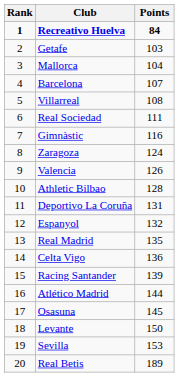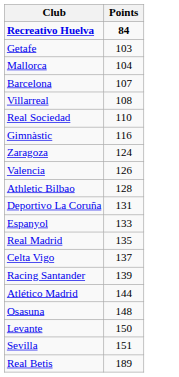- column: (20, 13)
(155, 118) 111 -> (124, 118) 110
(155, 223) 132 -> (124, 223) 133
(155, 258) 136 -> (124, 258) 137
(155, 310) 145 -> (124, 310) 148
(155, 345) 153 -> (124, 345) 151
